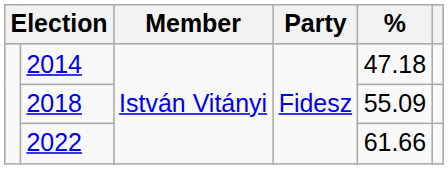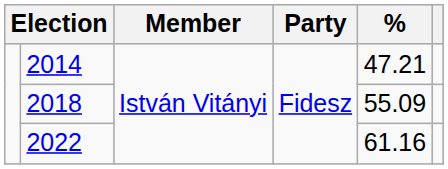(395, 63) 47.18 -> (395, 63) 47.21
(395, 143) 61.66 -> (395, 143) 61.16
